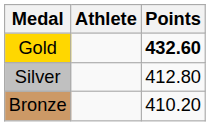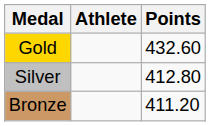(173, 47) bold -> (173, 47) normal
(173, 105) 410.20 -> (172, 105) 411.20
